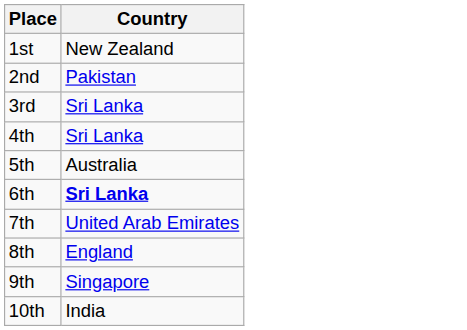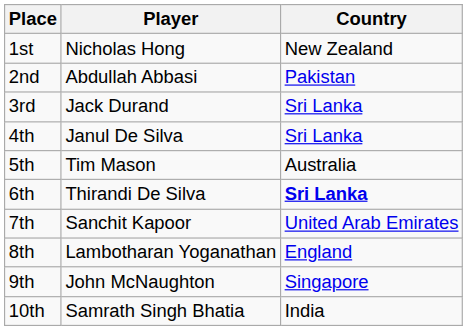+ column: (171, 19)
